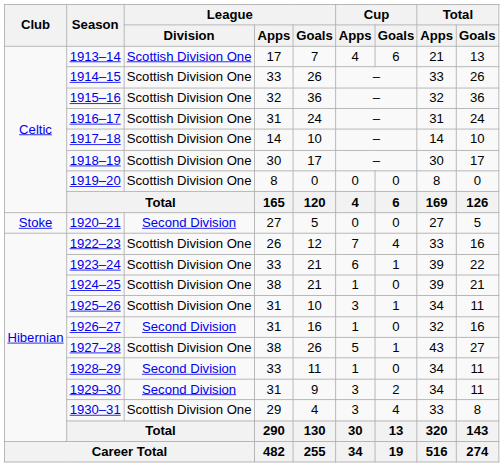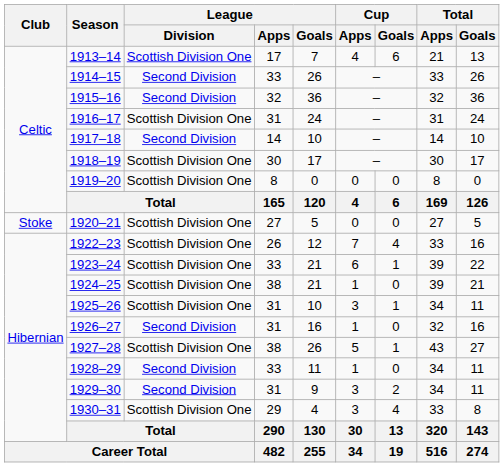(189, 77) Scottish Division One -> (189, 77) Second Division
(189, 98) Scottish Division One -> (189, 98) Second Division
(189, 139) Scottish Division One -> (189, 139) Second Division
(189, 222) Second Division -> (189, 222) Scottish Division One
